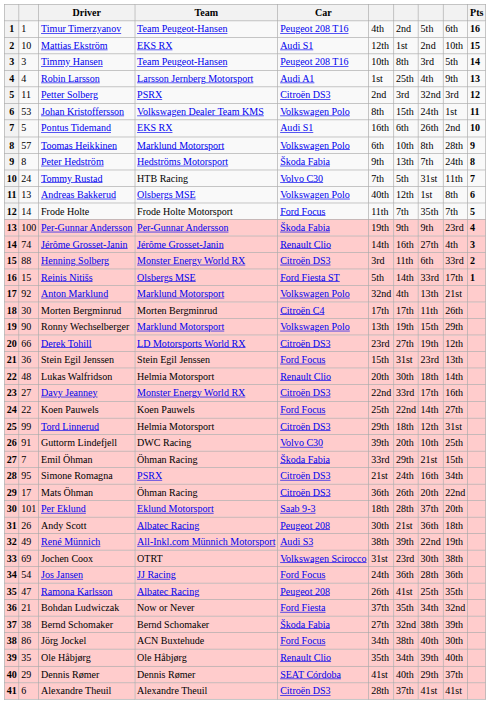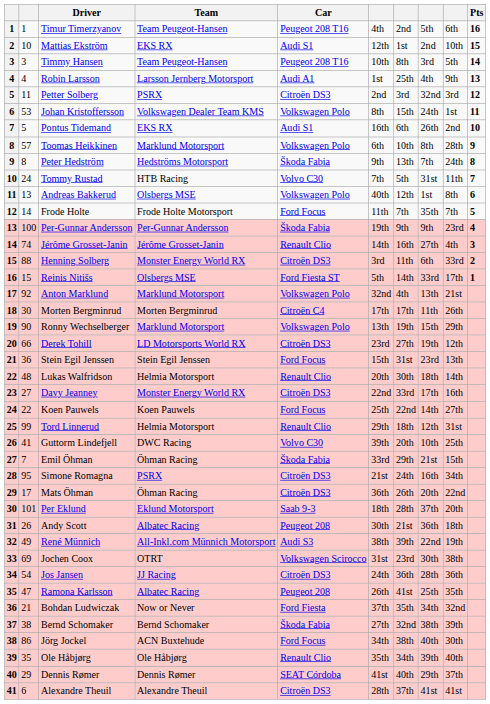(305, 426) Citroën DS3 -> (306, 426) Renault Clio
(26, 443) 91 -> (26, 443) 41
(303, 575) Ford Focus -> (305, 575) Citroën DS3
